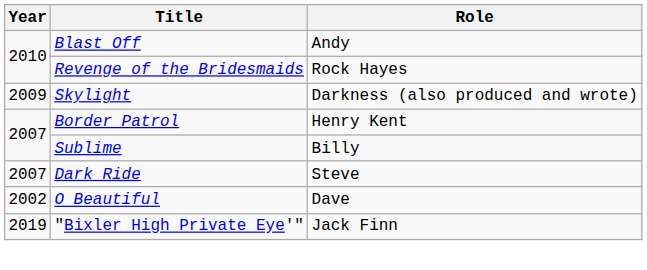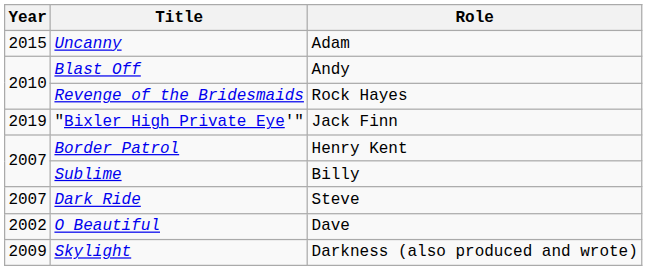+ row: (88, 44)
rows swapped: (93, 96) <-> (179, 226)
